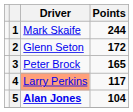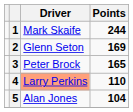(117, 47) 172 -> (117, 47) 169
(117, 81) 117 -> (117, 81) 110
(52, 98) bold -> (50, 98) normal
